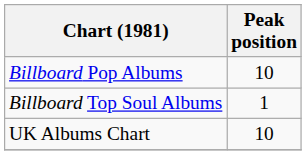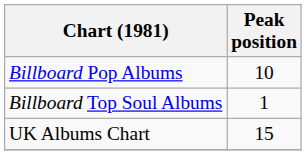(264, 133) 10 -> (264, 133) 15
